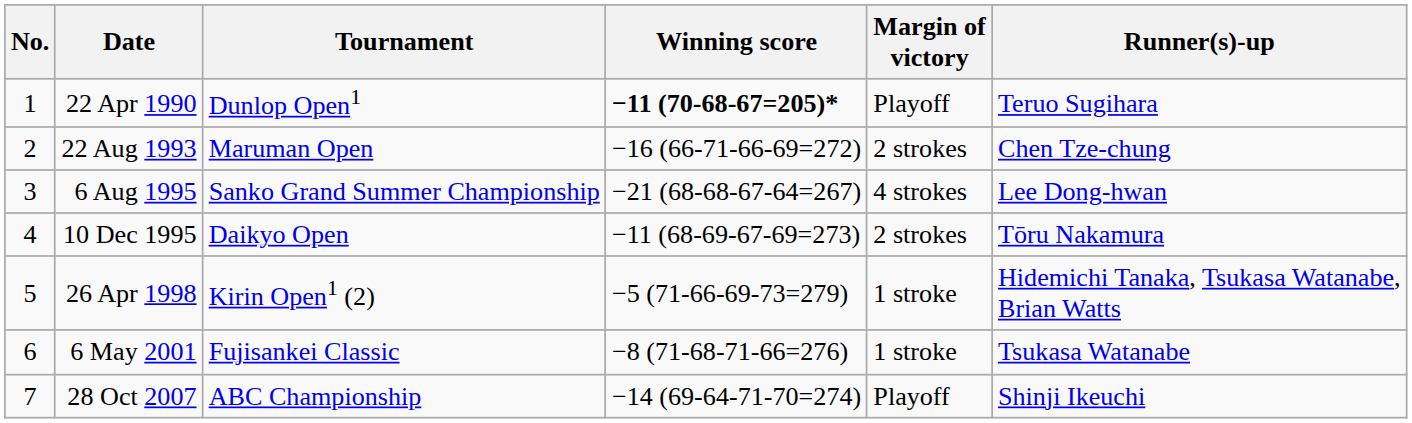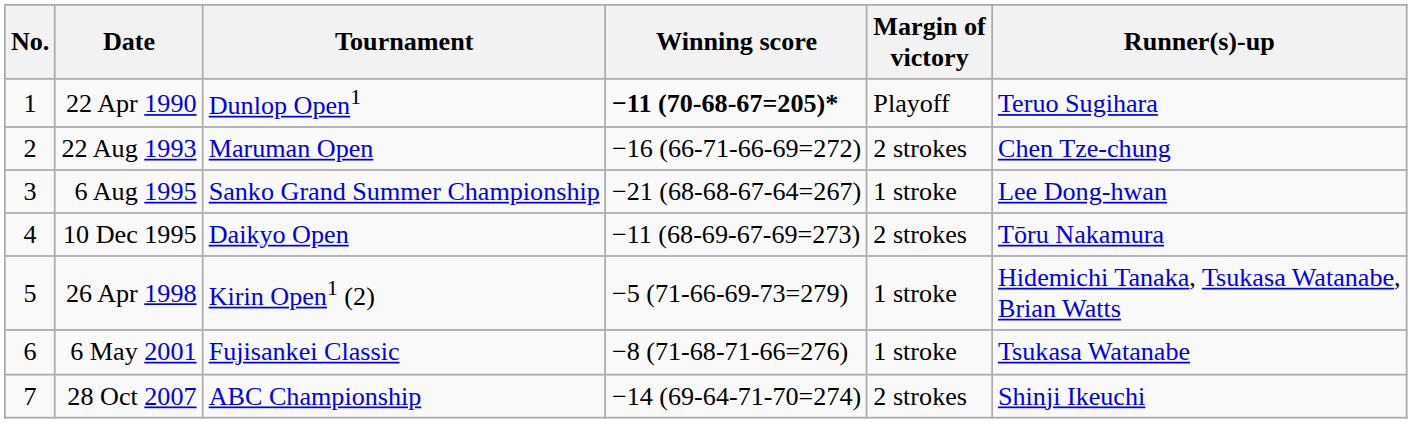(920, 191) 4 strokes -> (915, 191) 1 stroke
(912, 395) Playoff -> (920, 395) 2 strokes
